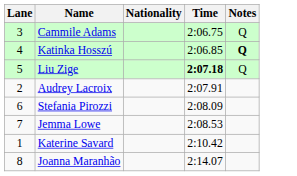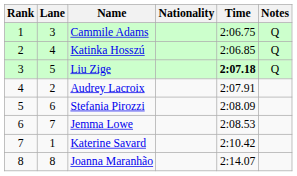+ column: (21, 13)
(242, 50) bold -> (275, 50) normal
